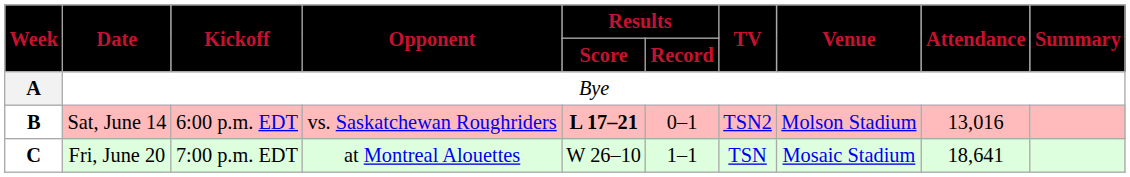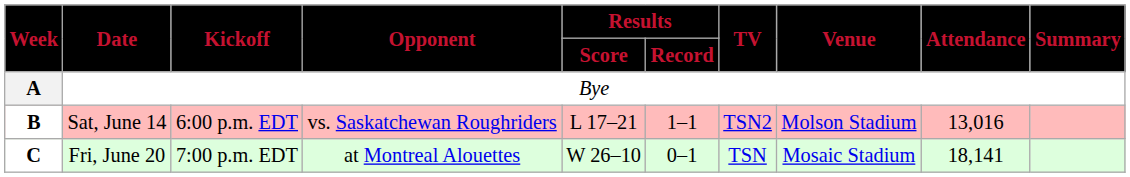(604, 122) bold -> (604, 122) normal
(682, 122) 0–1 -> (682, 122) 1–1
(682, 155) 1–1 -> (682, 155) 0–1
(976, 155) 18,641 -> (976, 155) 18,141
